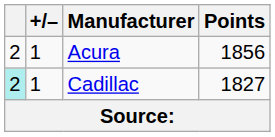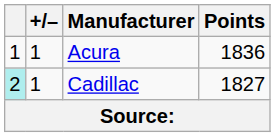(15, 52) 2 -> (15, 52) 1
(243, 52) 1856 -> (243, 52) 1836
